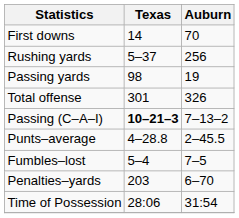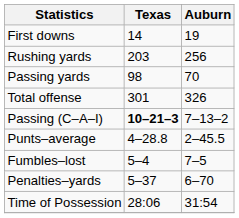(192, 35) 70 -> (192, 35) 19
(142, 56) 5–37 -> (138, 56) 203
(192, 77) 19 -> (192, 77) 70
(138, 181) 203 -> (142, 181) 5–37
